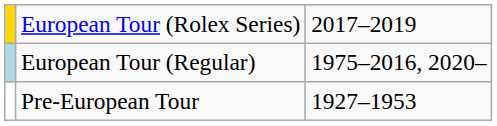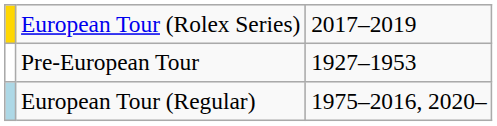rows swapped: (138, 62) <-> (110, 101)
